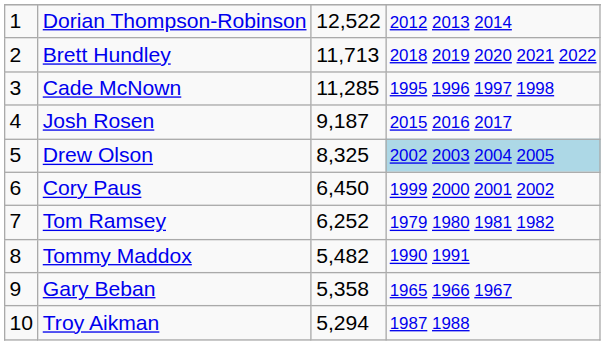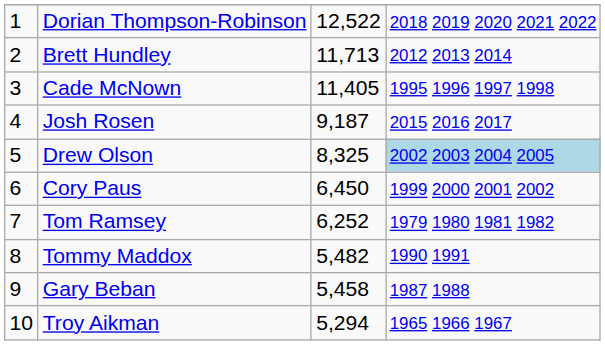(451, 21) 2012 2013 2014 -> (493, 21) 2018 2019 2020 2021 2022
(493, 55) 2018 2019 2020 2021 2022 -> (451, 55) 2012 2013 2014
(348, 88) 11,285 -> (348, 88) 11,405
(343, 289) 5,358 -> (343, 289) 5,458
(451, 289) 1965 1966 1967 -> (430, 289) 1987 1988
(430, 323) 1987 1988 -> (451, 323) 1965 1966 1967
